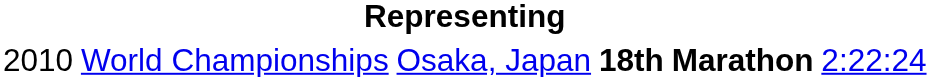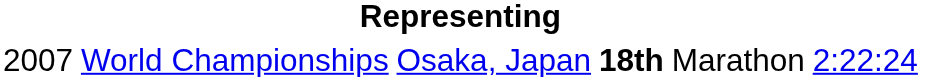(38, 60) 2010 -> (38, 60) 2007
(743, 60) bold -> (738, 60) normal
